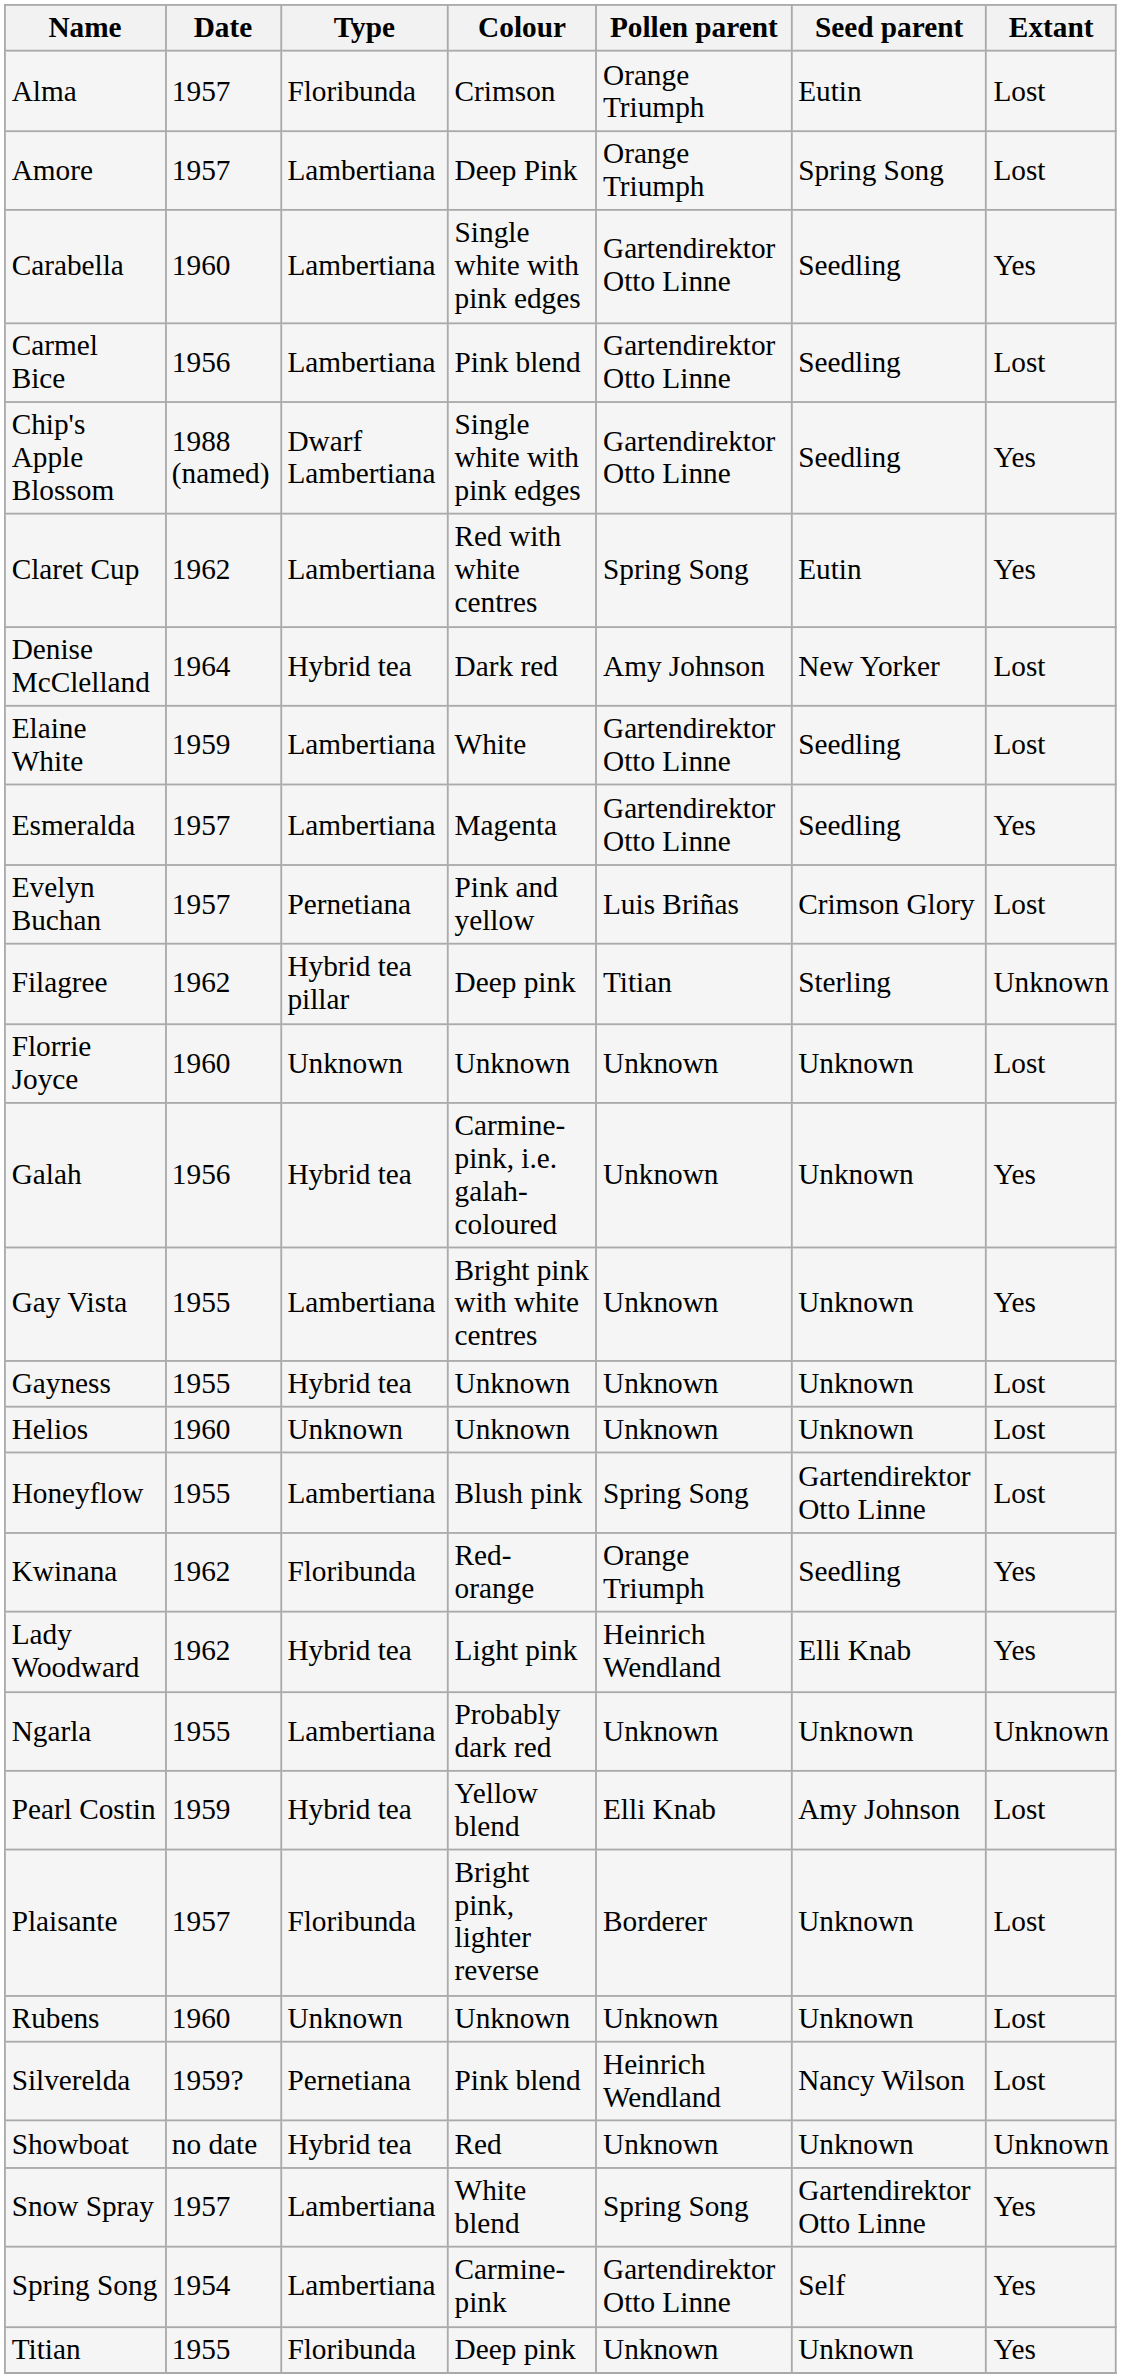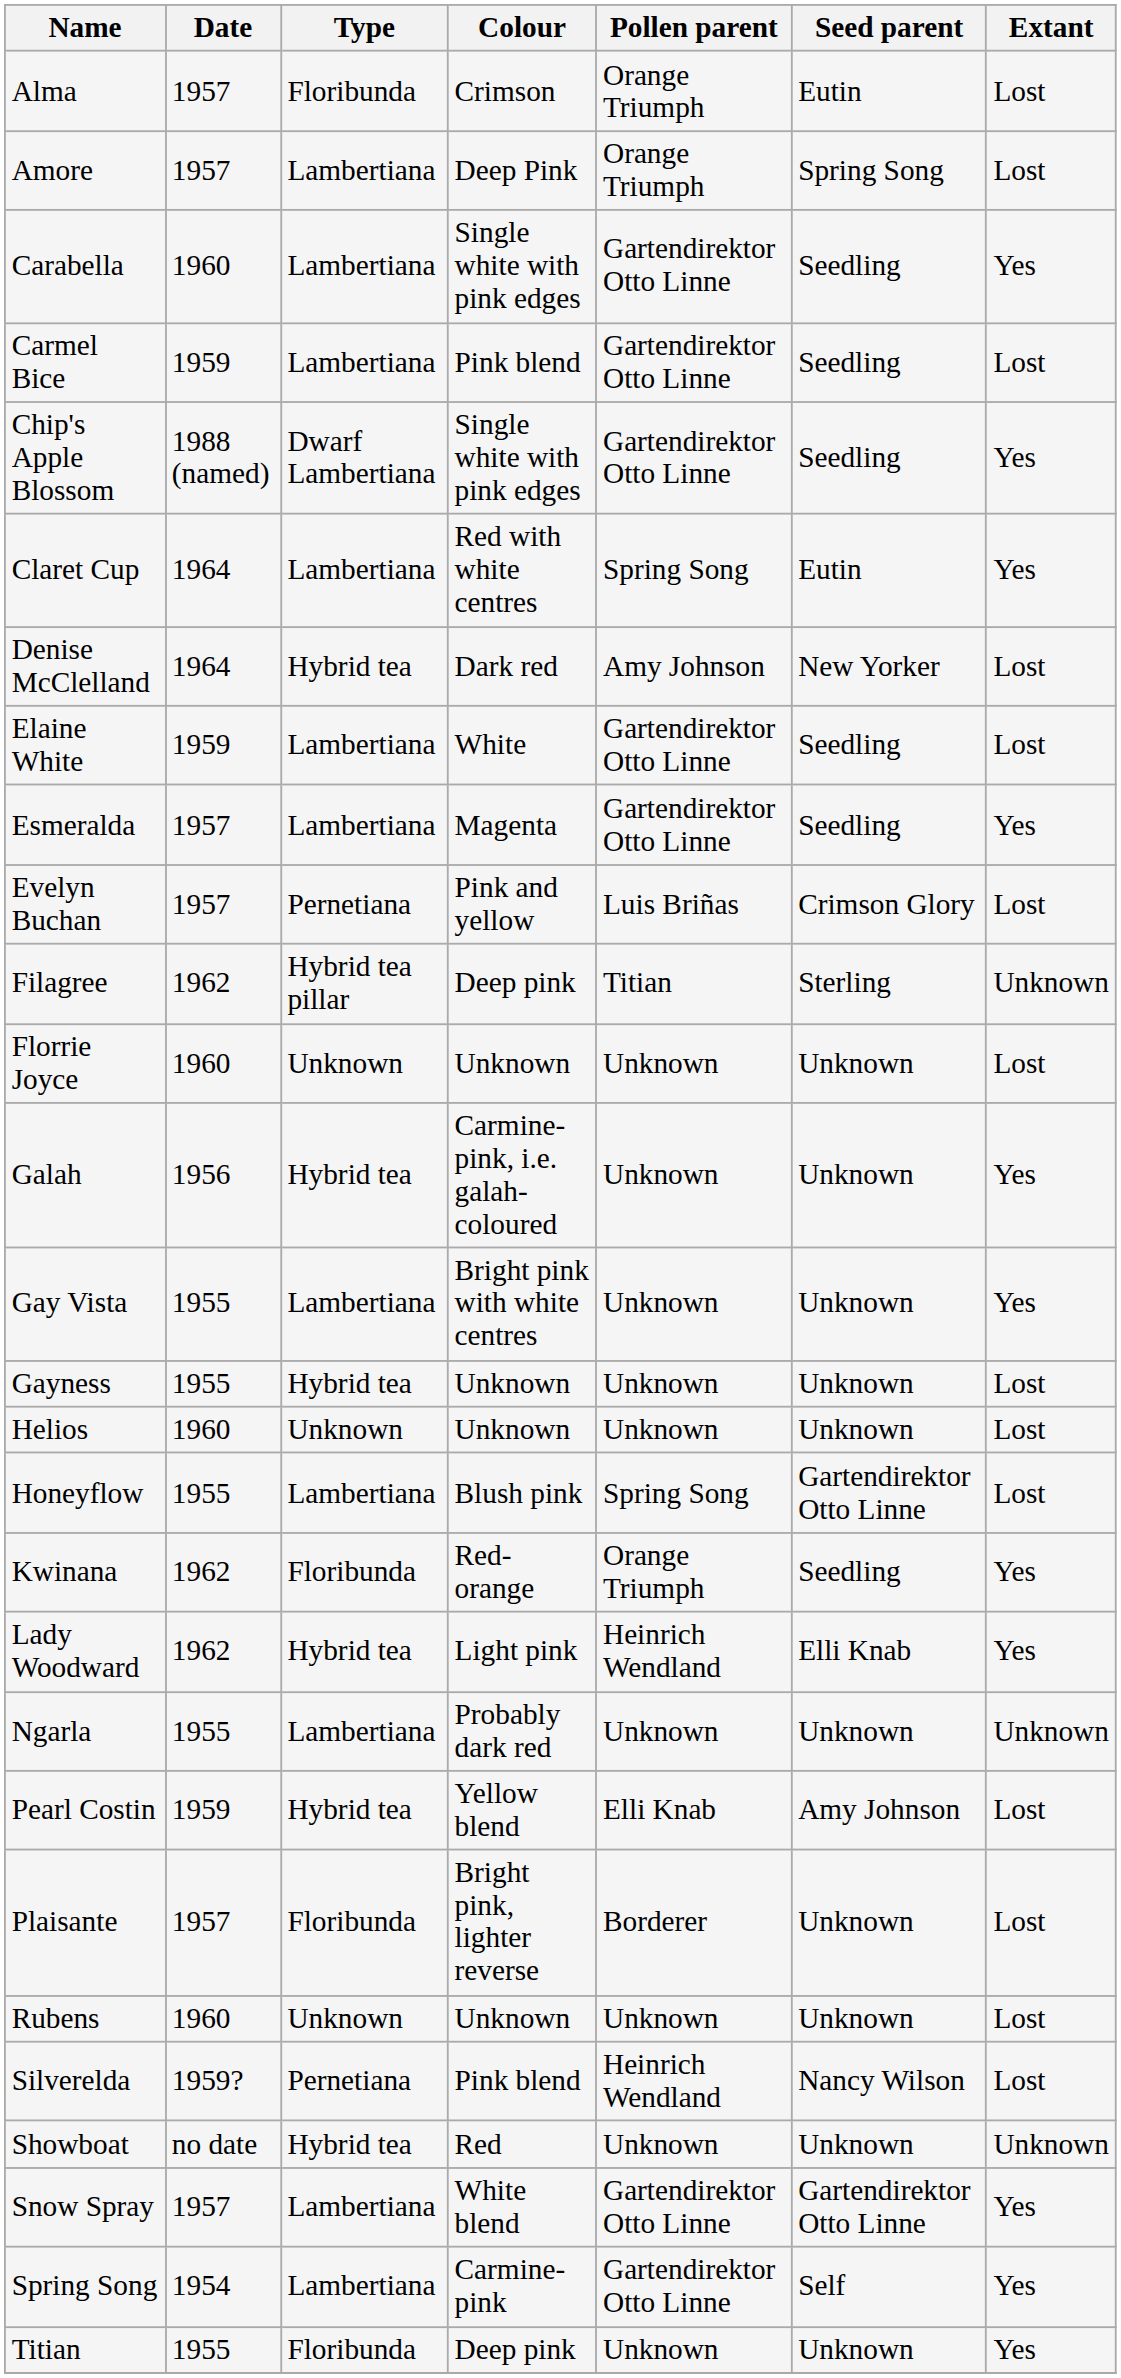(201, 361) 1956 -> (201, 361) 1959
(201, 569) 1962 -> (201, 569) 1964
(676, 2206) Spring Song -> (689, 2206) Gartendirektor Otto Linne
